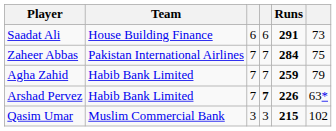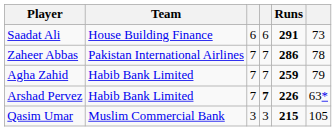(289, 55) 284 -> (289, 55) 286
(318, 55) 75 -> (318, 55) 78
(318, 116) 102 -> (318, 116) 105
